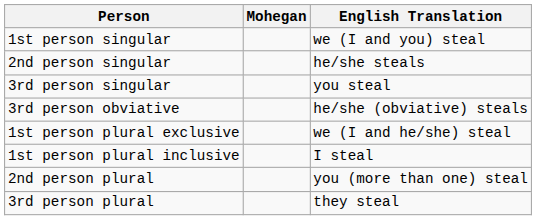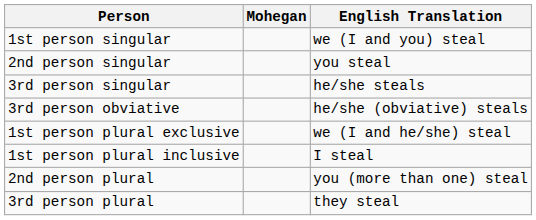(369, 63) he/she steals -> (352, 63) you steal
(352, 86) you steal -> (369, 86) he/she steals
